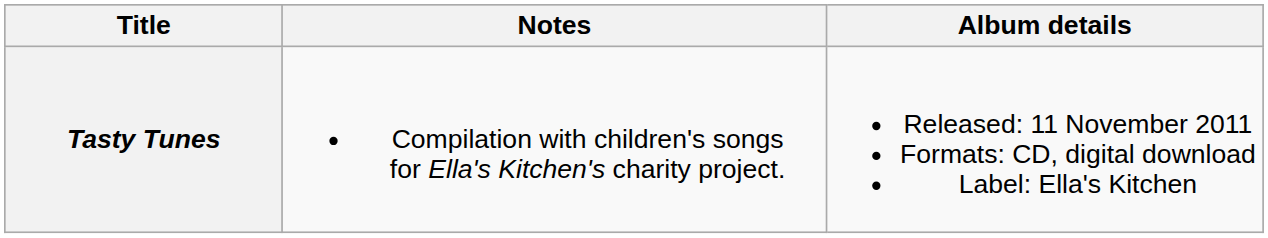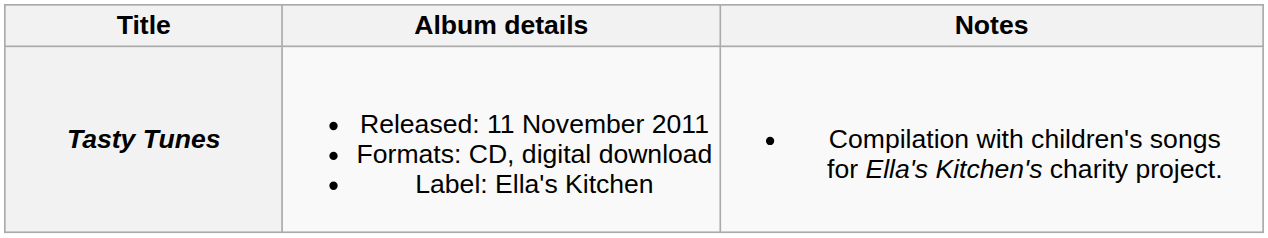columns swapped: (1045, 25) <-> (554, 25)
